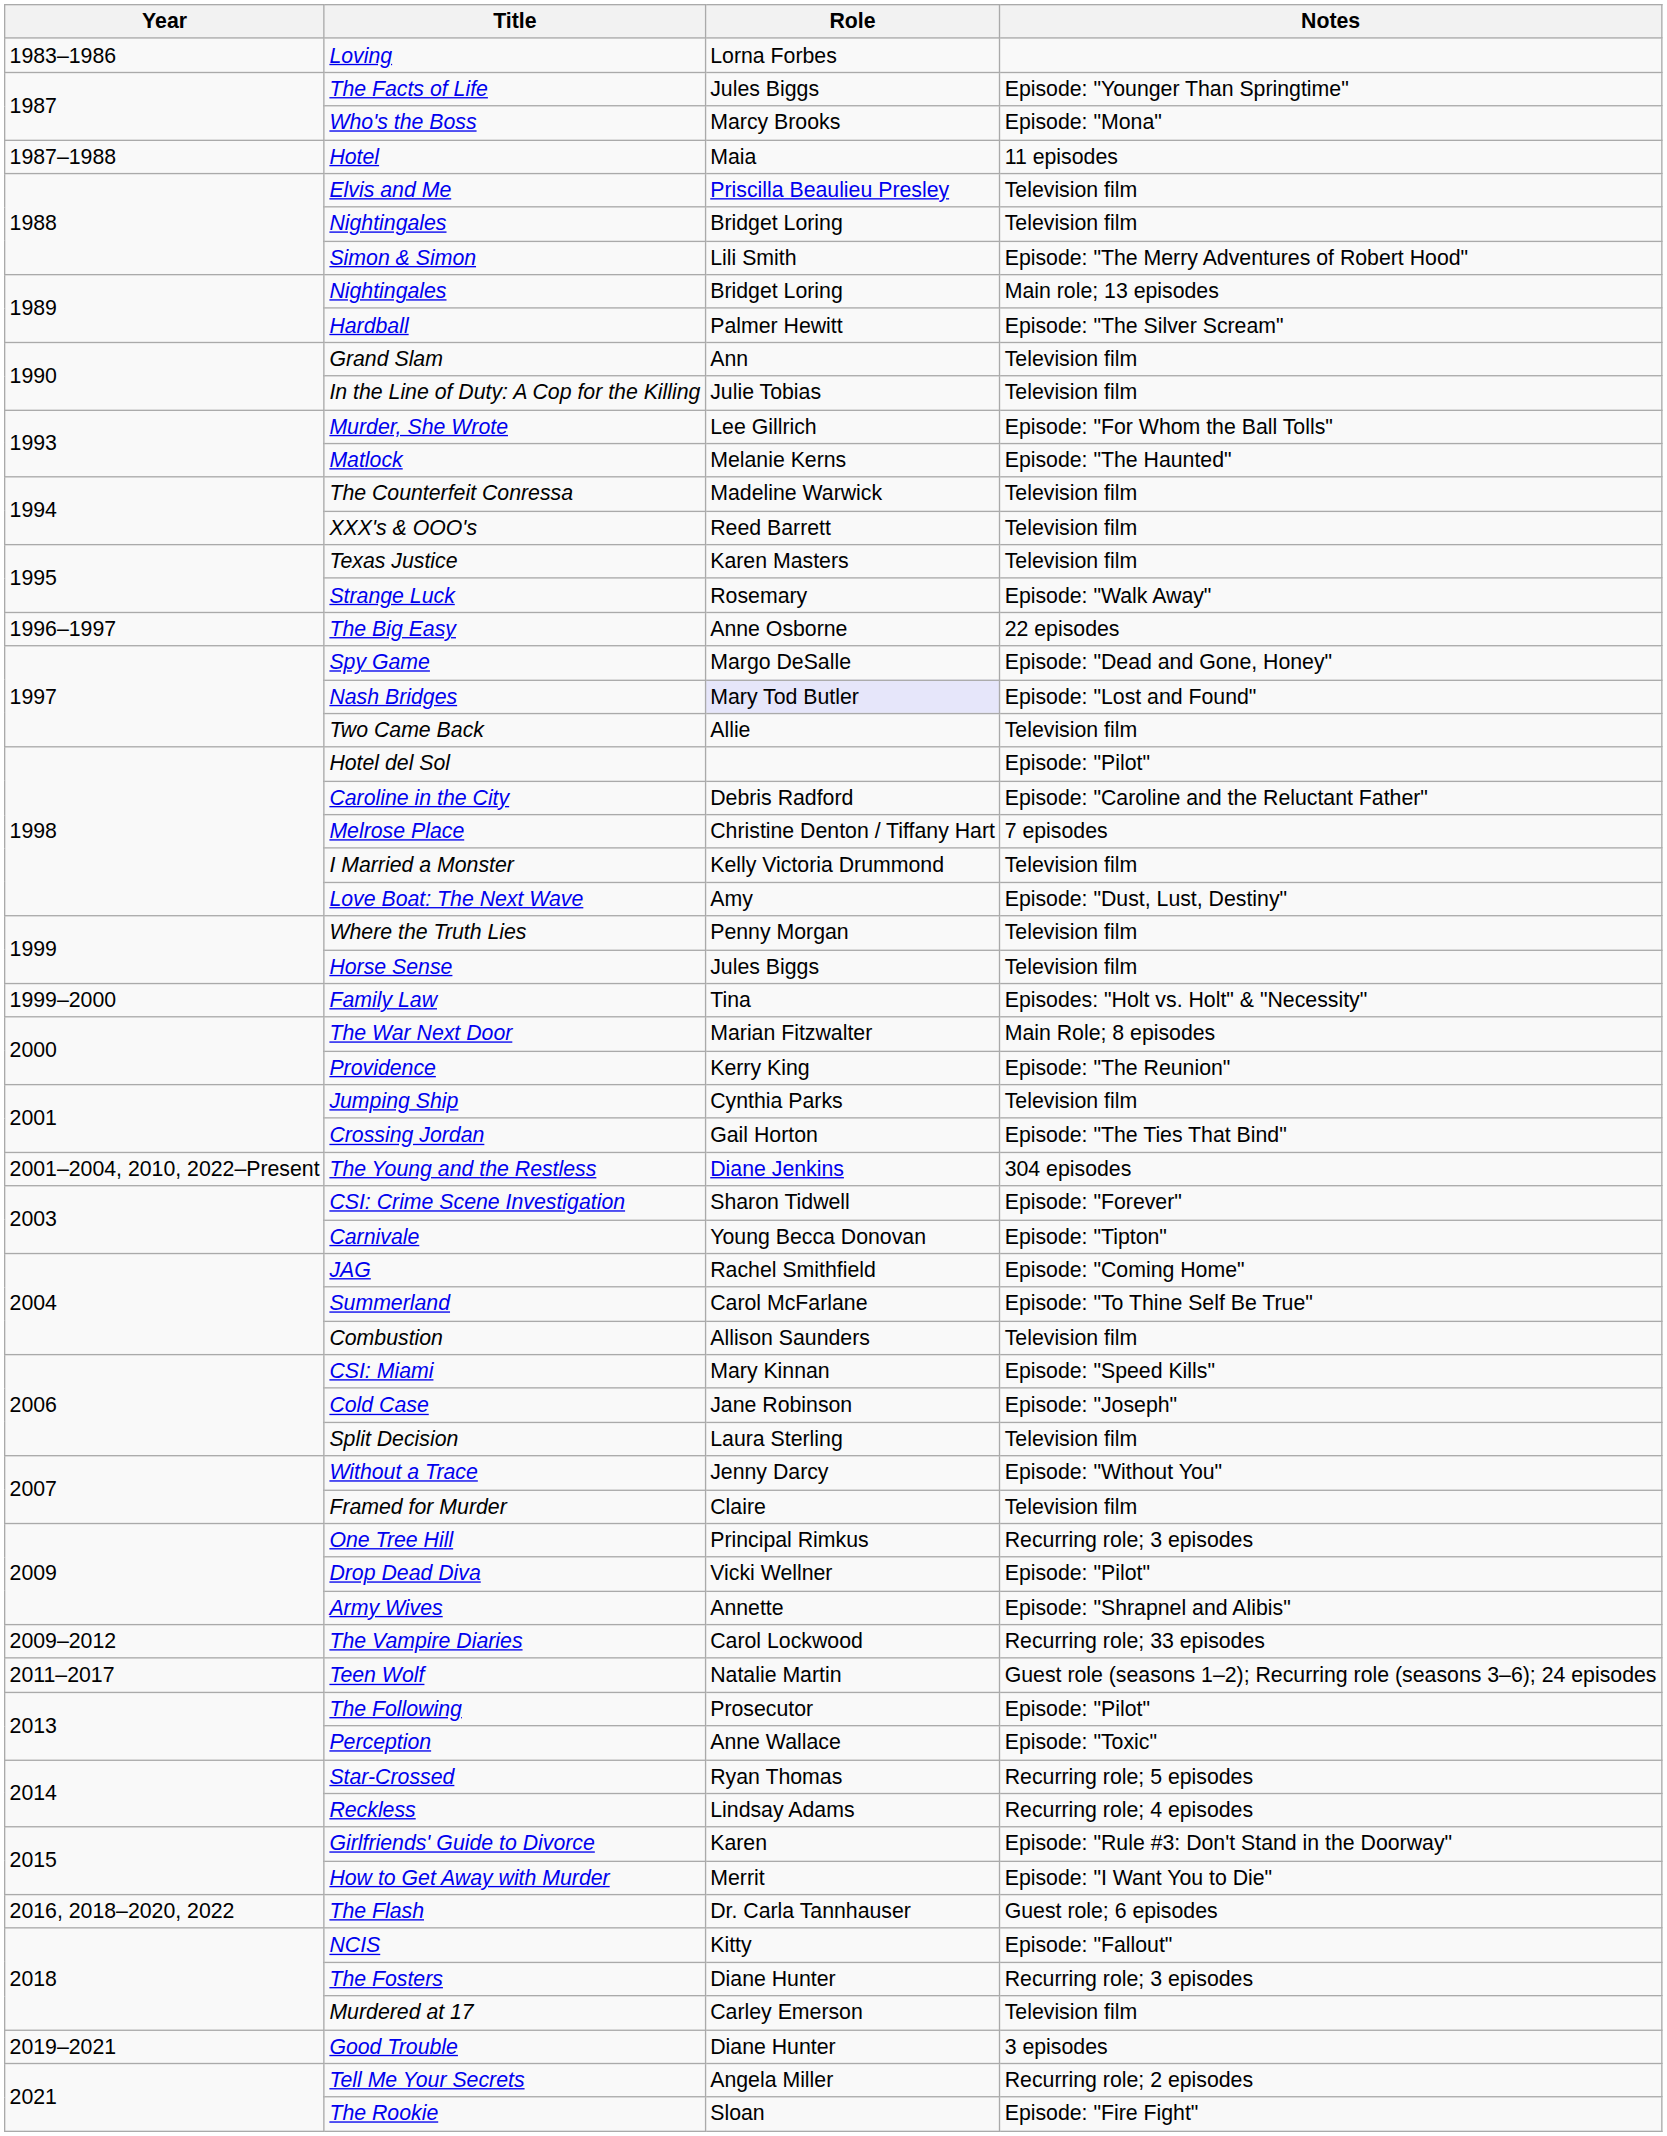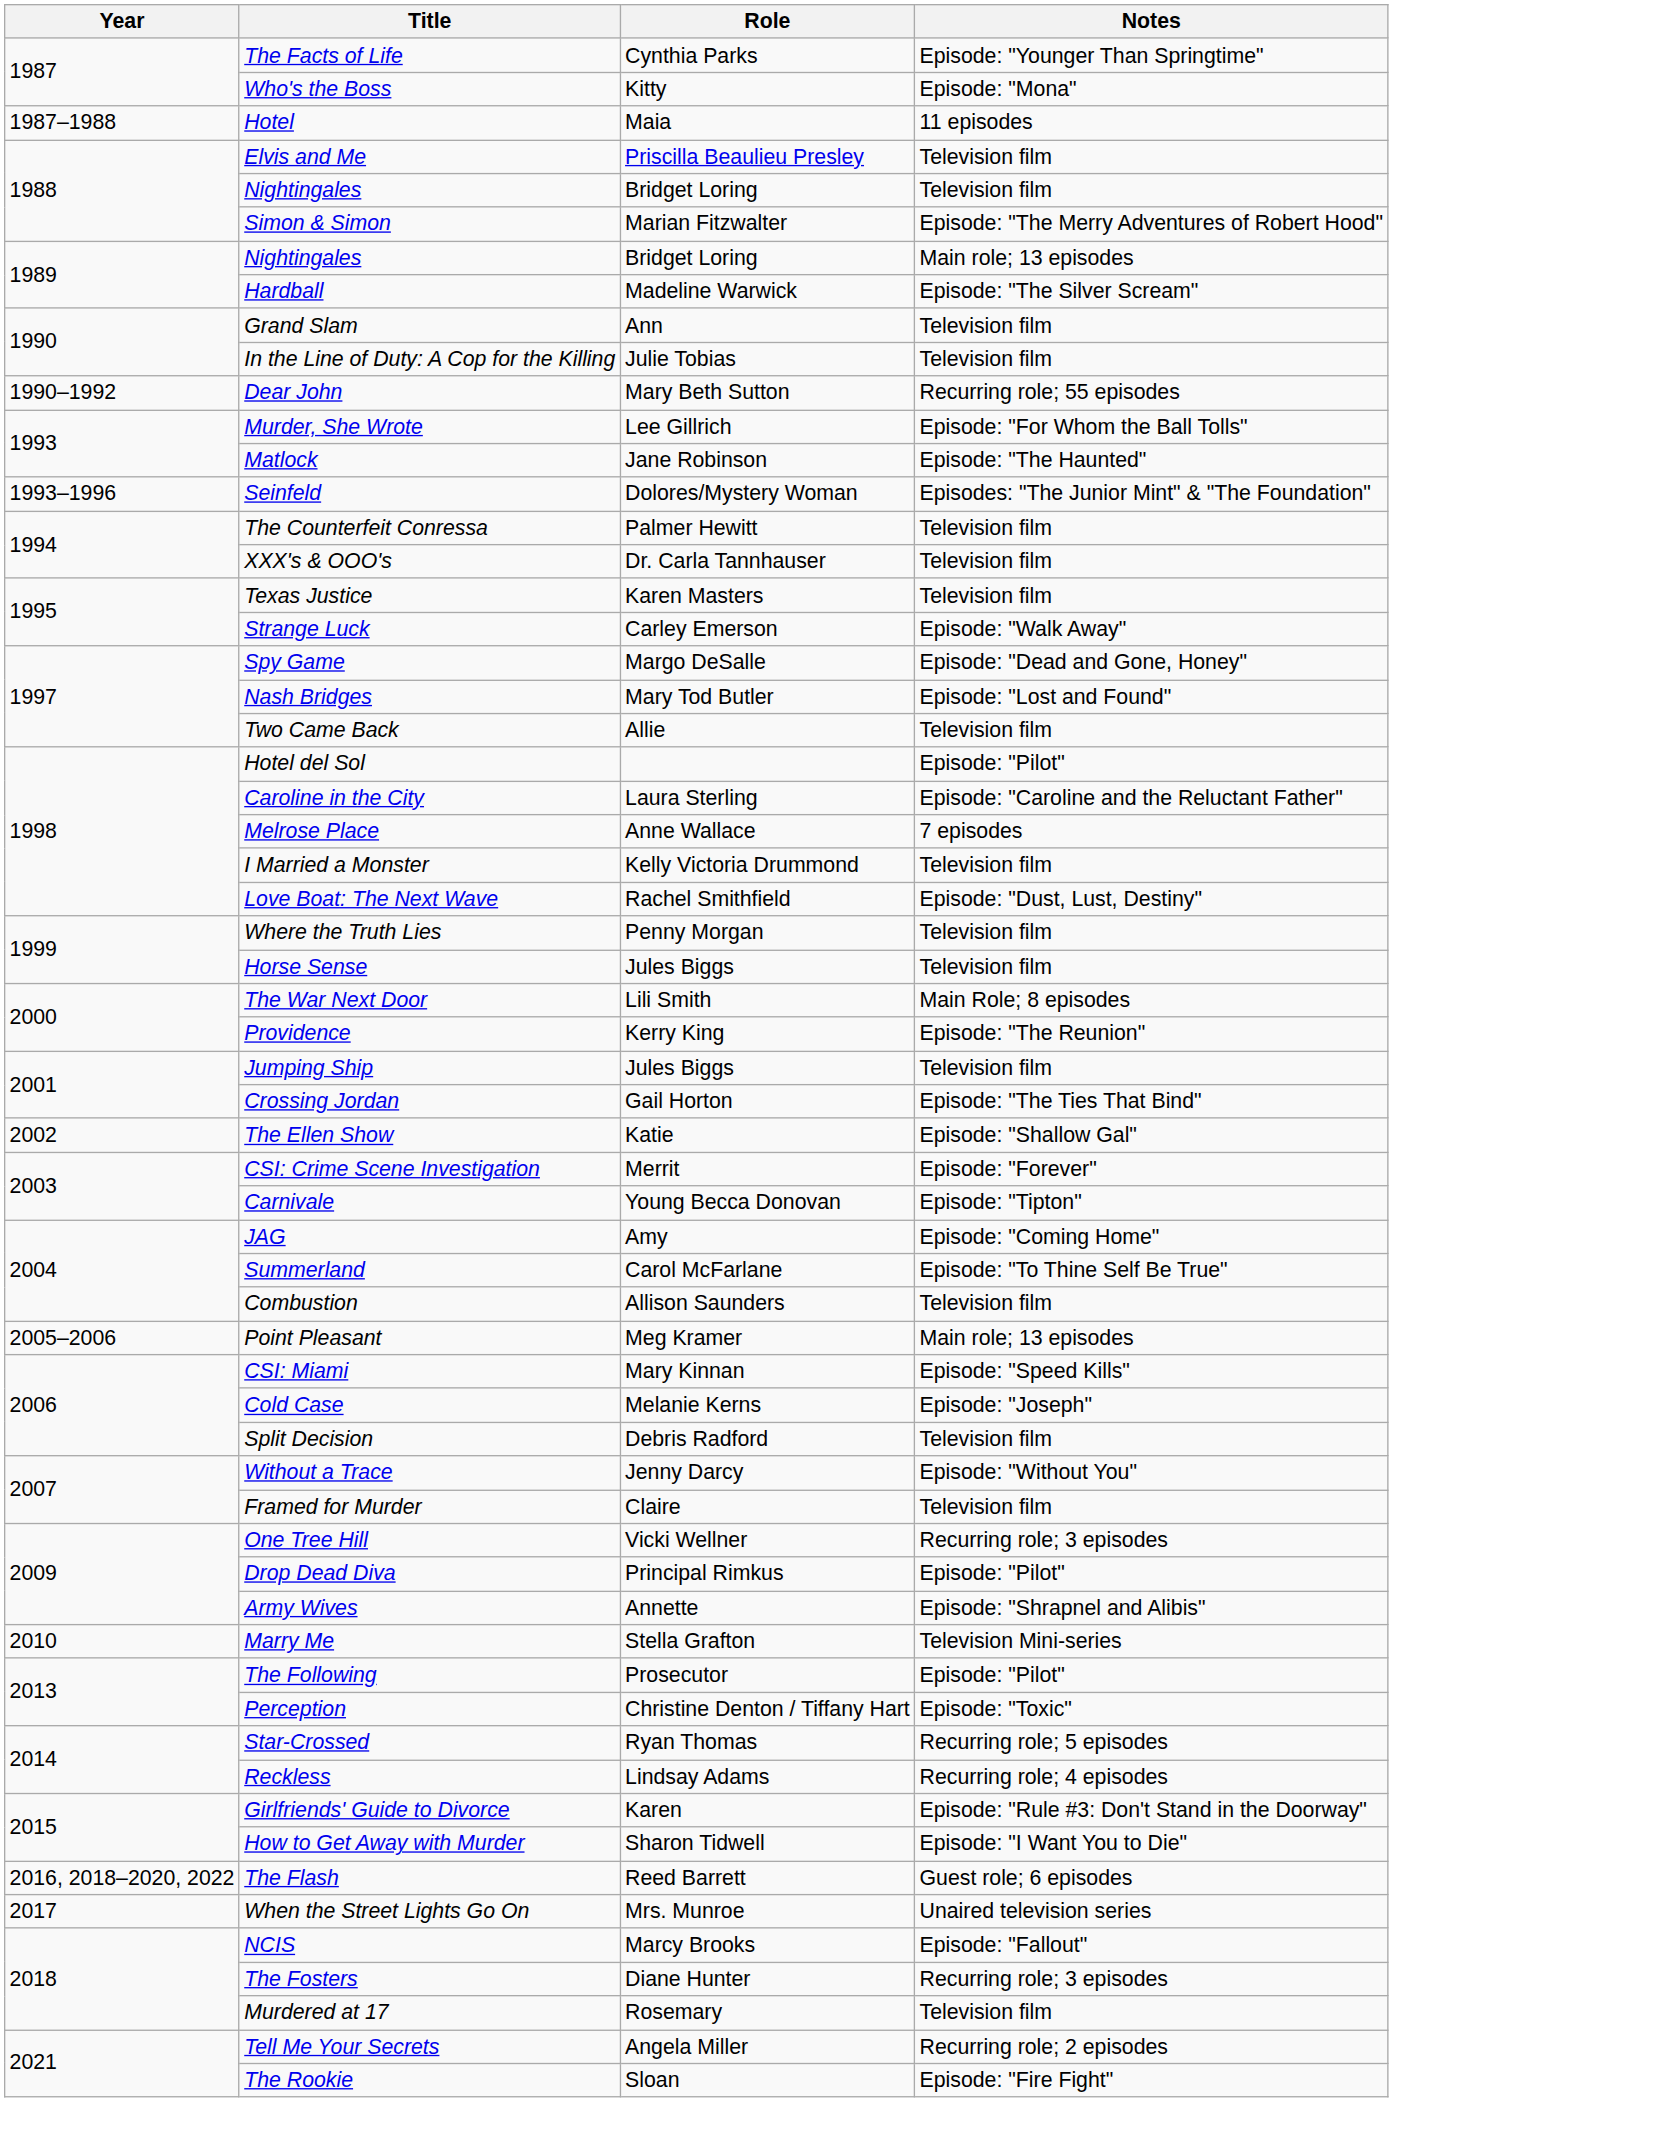- row: (361, 55)
(765, 88) Jules Biggs -> (691, 55) Cynthia Parks
(775, 122) Marcy Brooks -> (646, 88) Kitty
(753, 257) Lili Smith -> (706, 223) Marian Fitzwalter
(776, 325) Palmer Hewitt -> (711, 291) Madeline Warwick
+ row: (293, 392)
(778, 460) Melanie Kerns -> (696, 460) Jane Robinson
+ row: (283, 493)
(796, 493) Madeline Warwick -> (691, 527) Palmer Hewitt
(771, 527) Reed Barrett -> (725, 561) Dr. Carla Tannhauser
(759, 595) Rosemary -> (701, 628) Carley Emerson
- row: (393, 628)
(785, 696) lavender background -> (699, 696) no background
(782, 797) Debris Radford -> (691, 797) Laura Sterling
(853, 831) Christine Denton / Tiffany Hart -> (690, 831) Anne Wallace
(732, 898) Amy -> (708, 898) Rachel Smithfield
- row: (383, 1000)
(791, 1033) Marian Fitzwalter -> (668, 1000) Lili Smith
(776, 1101) Cynthia Parks -> (679, 1067) Jules Biggs
- row: (463, 1168)
+ row: (319, 1135)
(780, 1202) Sharon Tidwell -> (652, 1168) Merrit
(793, 1270) Rachel Smithfield -> (646, 1236) Amy
+ row: (313, 1337)
(781, 1405) Jane Robinson -> (693, 1405) Melanie Kerns
(776, 1438) Laura Sterling -> (697, 1438) Debris Radford
(789, 1540) Principal Rimkus -> (686, 1540) Vicki Wellner
(771, 1573) Vicki Wellner -> (704, 1573) Principal Rimkus
- row: (426, 1641)
+ row: (289, 1641)
- row: (377, 1675)
(775, 1742) Anne Wallace -> (767, 1708) Christine Denton / Tiffany Hart
(737, 1877) Merrit -> (695, 1843) Sharon Tidwell
(811, 1911) Dr. Carla Tannhauser -> (685, 1877) Reed Barrett
+ row: (387, 1911)
(731, 1945) Kitty -> (690, 1945) Marcy Brooks
(787, 2012) Carley Emerson -> (674, 2012) Rosemary
- row: (394, 2046)
